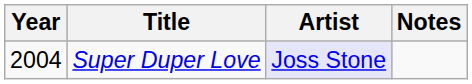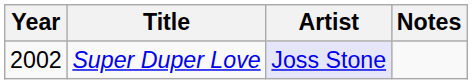(36, 59) 2004 -> (36, 59) 2002
